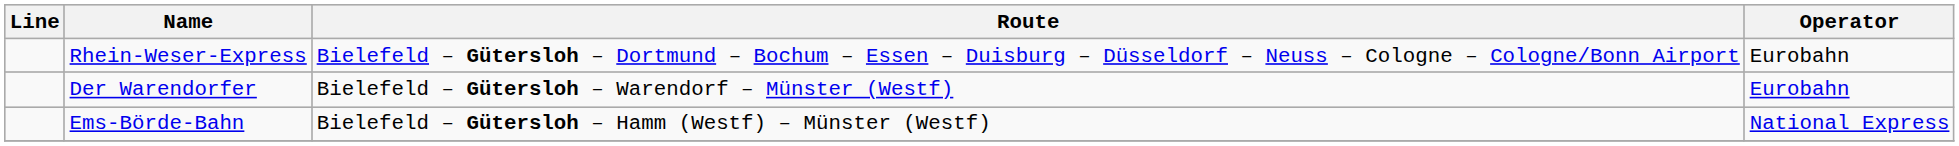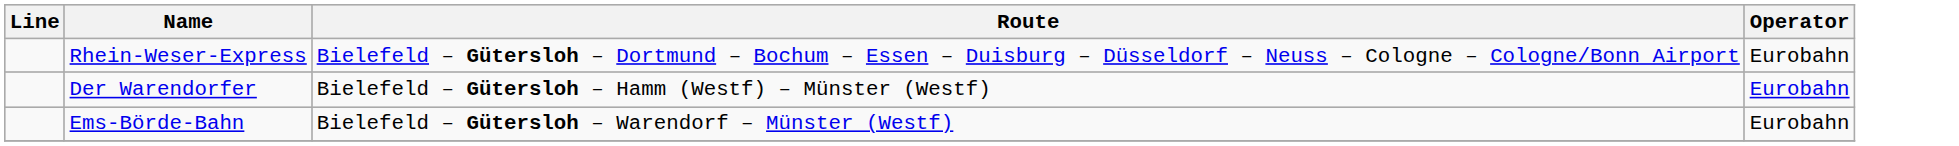(635, 90) Bielefeld – Gütersloh – Warendorf – Münster (Westf) -> (654, 90) Bielefeld – Gütersloh – Hamm (Westf) – Münster (Westf)
(654, 123) Bielefeld – Gütersloh – Hamm (Westf) – Münster (Westf) -> (635, 123) Bielefeld – Gütersloh – Warendorf – Münster (Westf)
(1850, 123) National Express -> (1800, 123) Eurobahn
